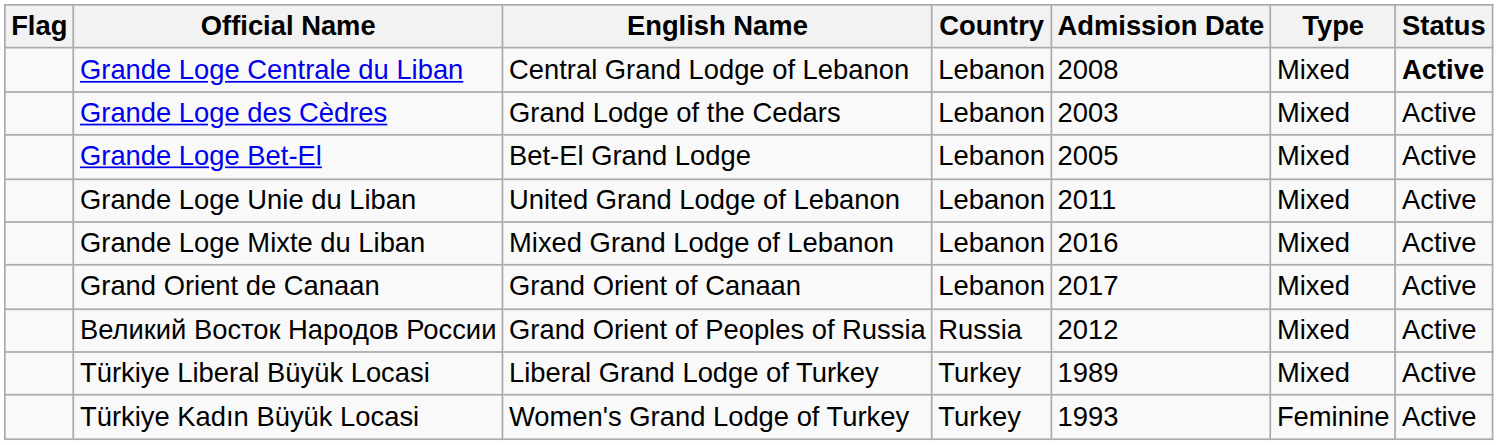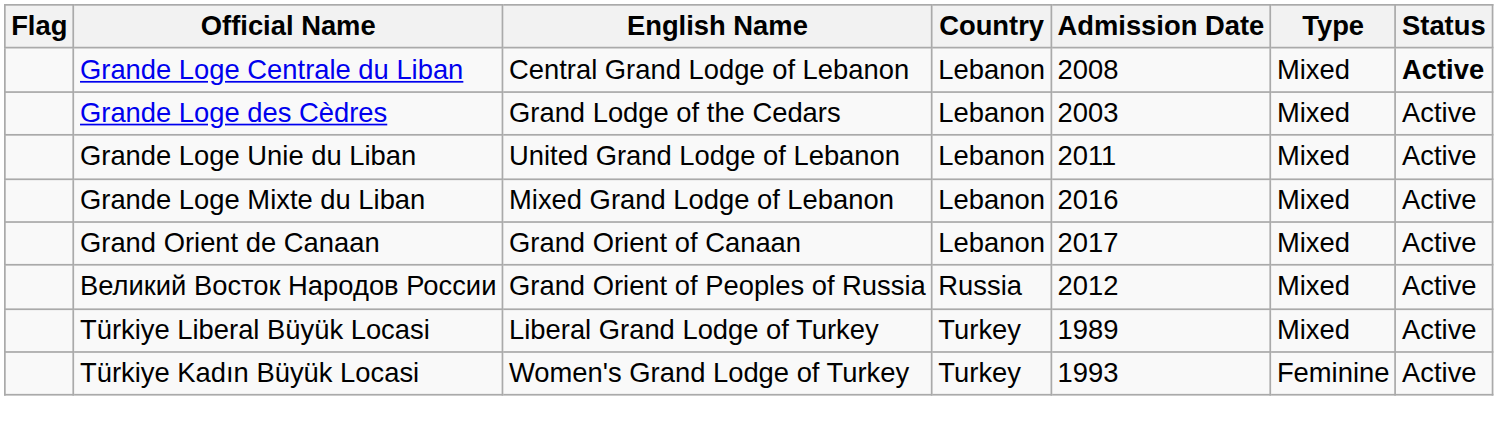- row: (201, 156)
